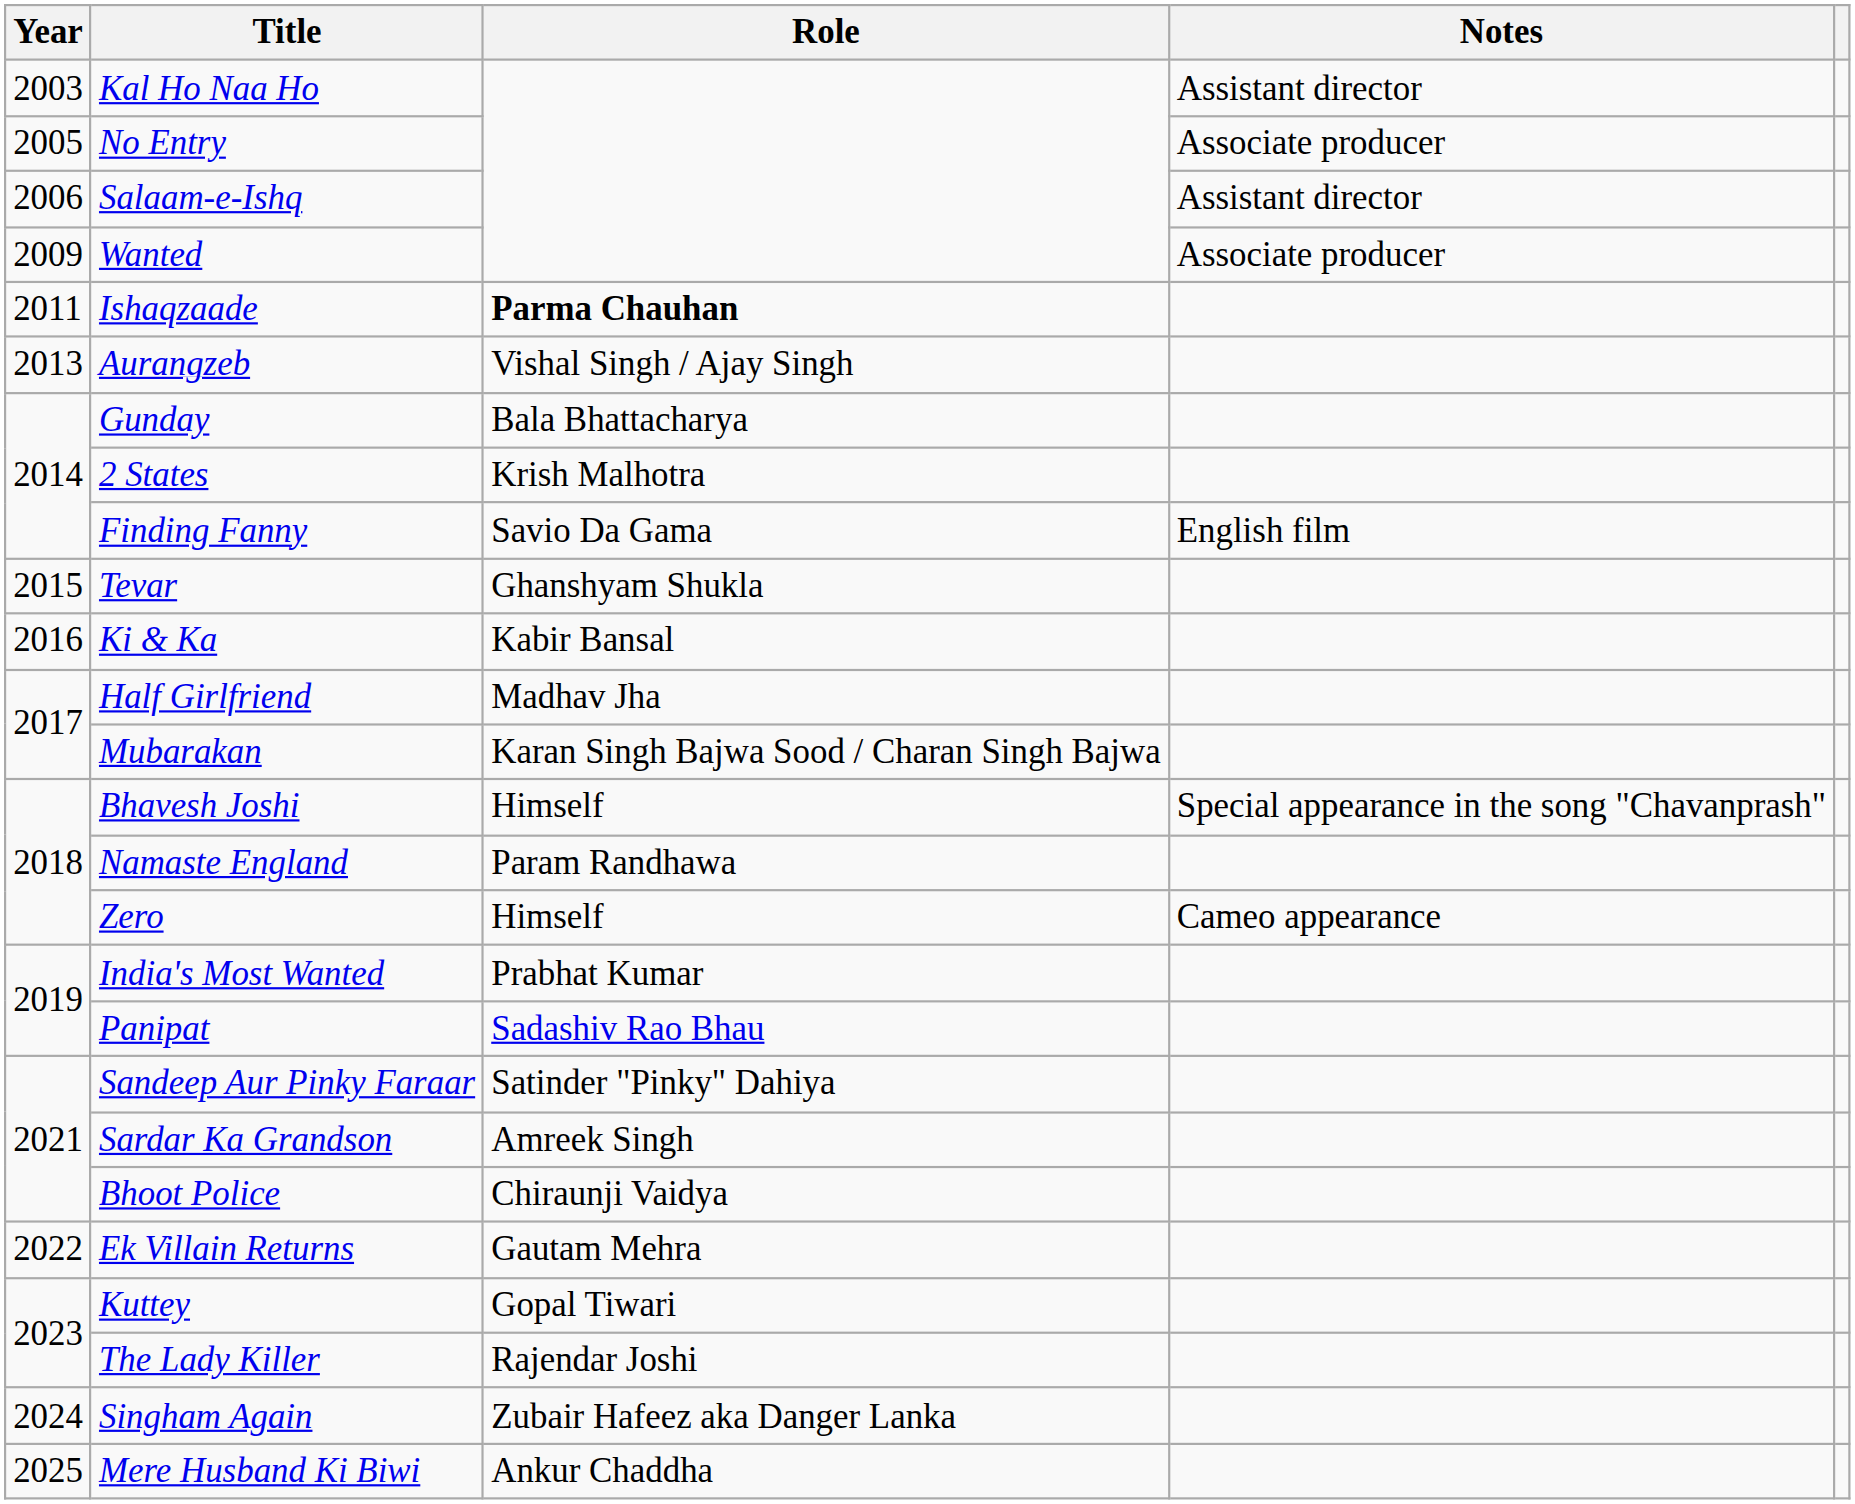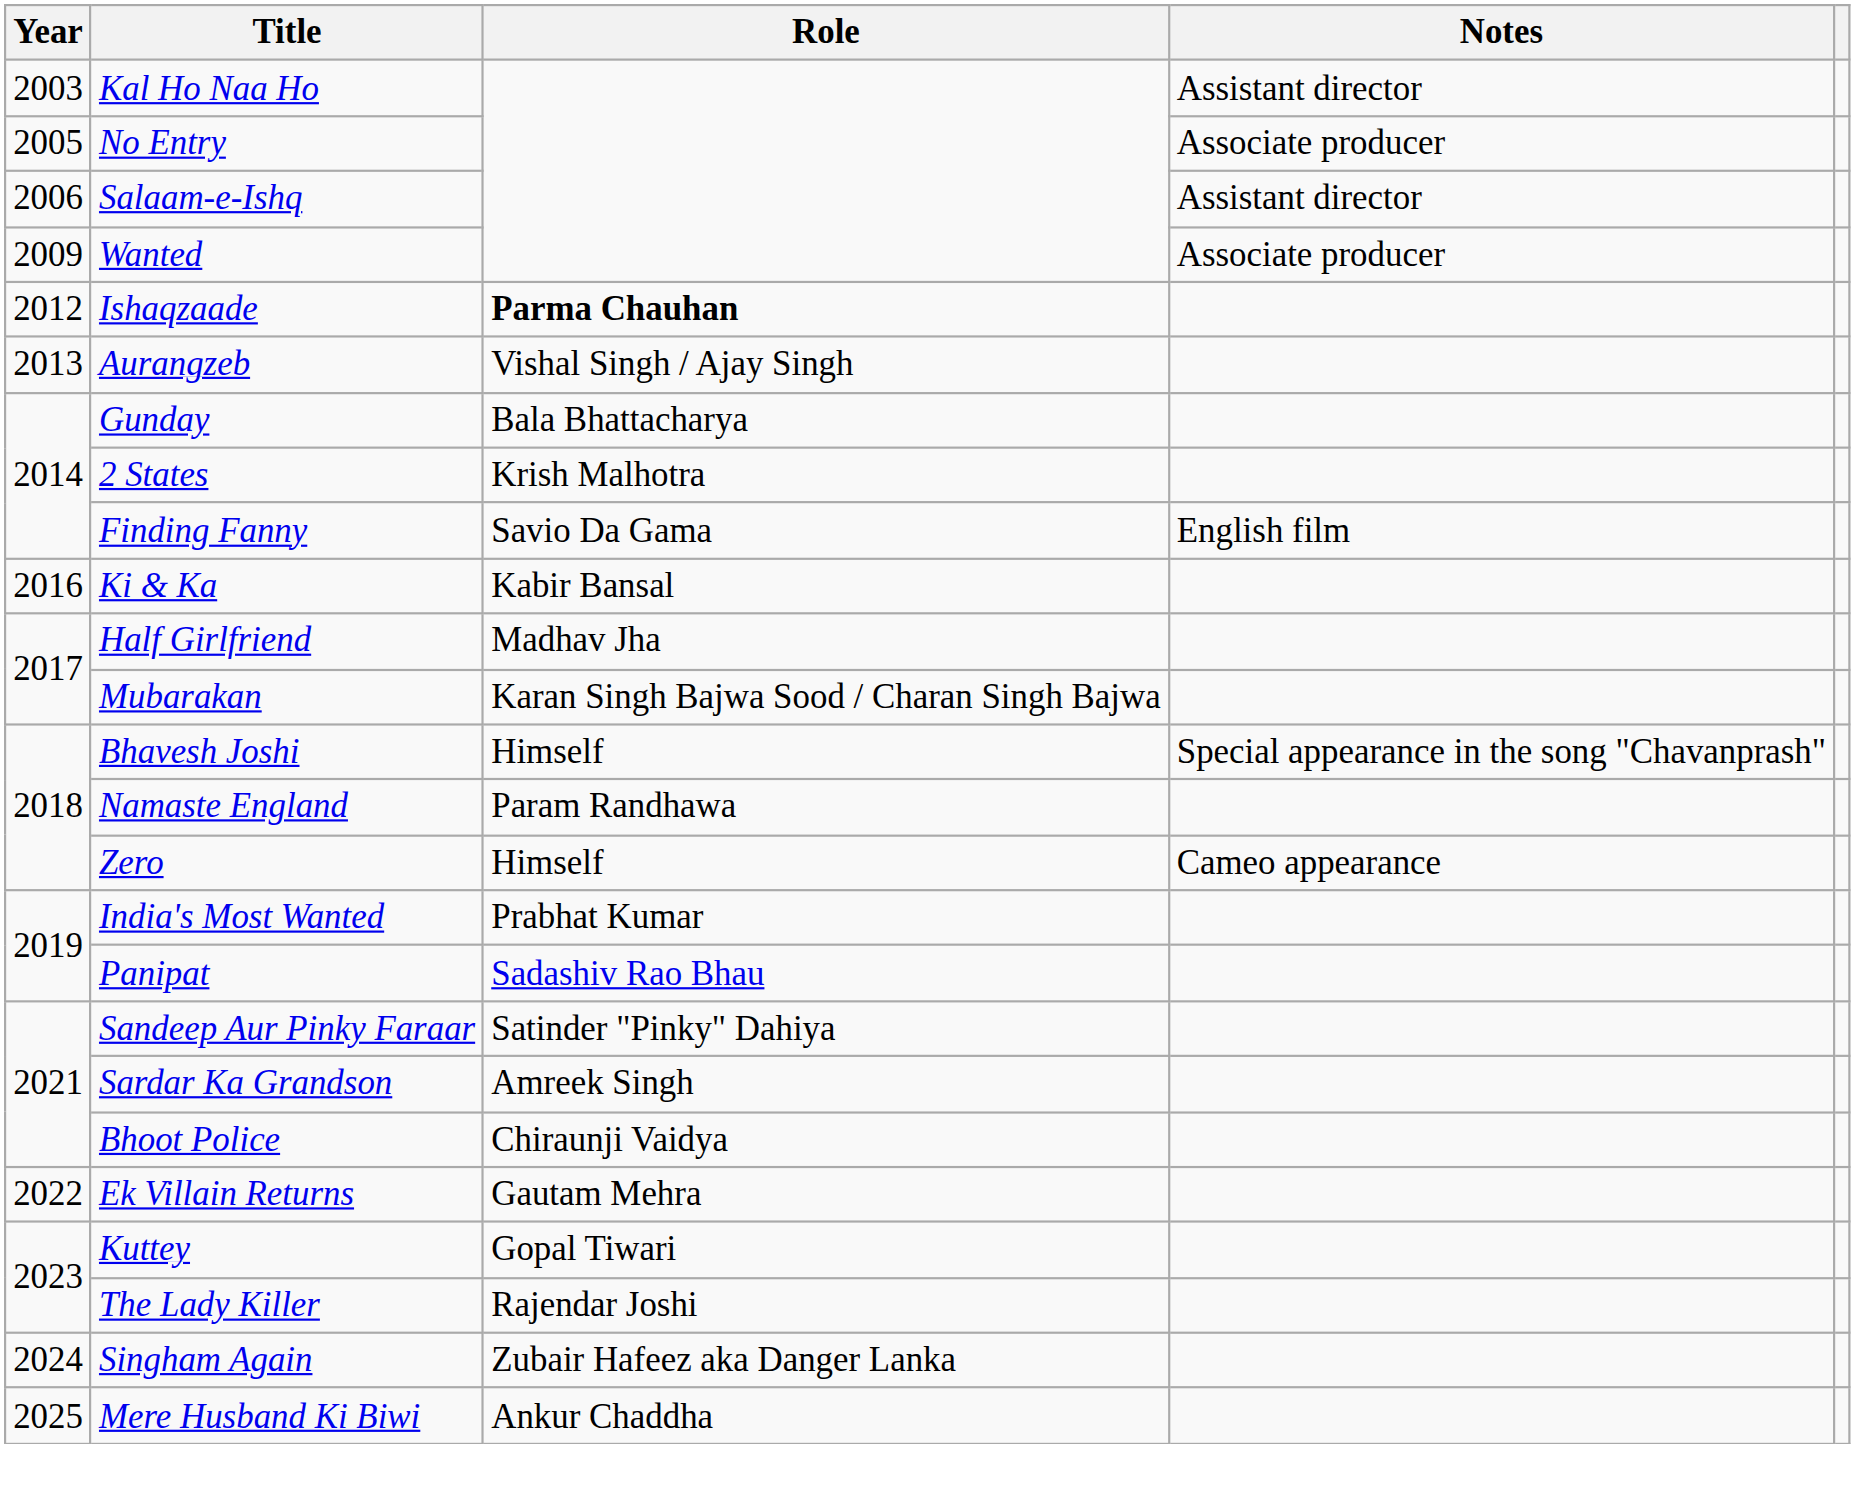(47, 308) 2011 -> (48, 308) 2012
- row: (138, 585)
